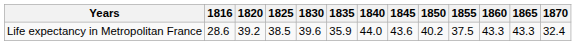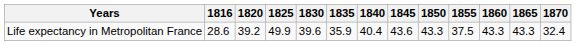(279, 31) 38.5 -> (279, 31) 49.9
(371, 31) 44.0 -> (371, 31) 40.4
(432, 31) 40.2 -> (432, 31) 43.3
